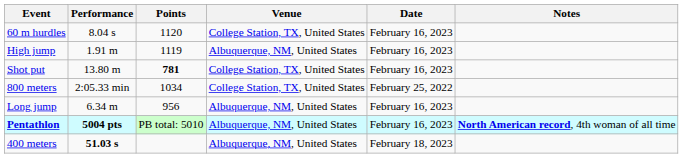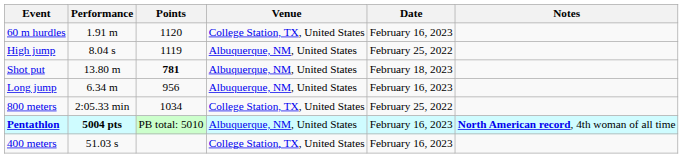(102, 32) 8.04 s -> (102, 32) 1.91 m
(102, 51) 1.91 m -> (102, 51) 8.04 s
(411, 51) February 16, 2023 -> (411, 51) February 25, 2022
(287, 69) College Station, TX, United States -> (283, 69) Albuquerque, NM, United States
(411, 69) February 16, 2023 -> (411, 69) February 18, 2023
rows swapped: (32, 106) <-> (32, 88)
(102, 143) bold -> (102, 143) normal
(283, 143) Albuquerque, NM, United States -> (287, 143) College Station, TX, United States
(411, 143) February 18, 2023 -> (411, 143) February 16, 2023
